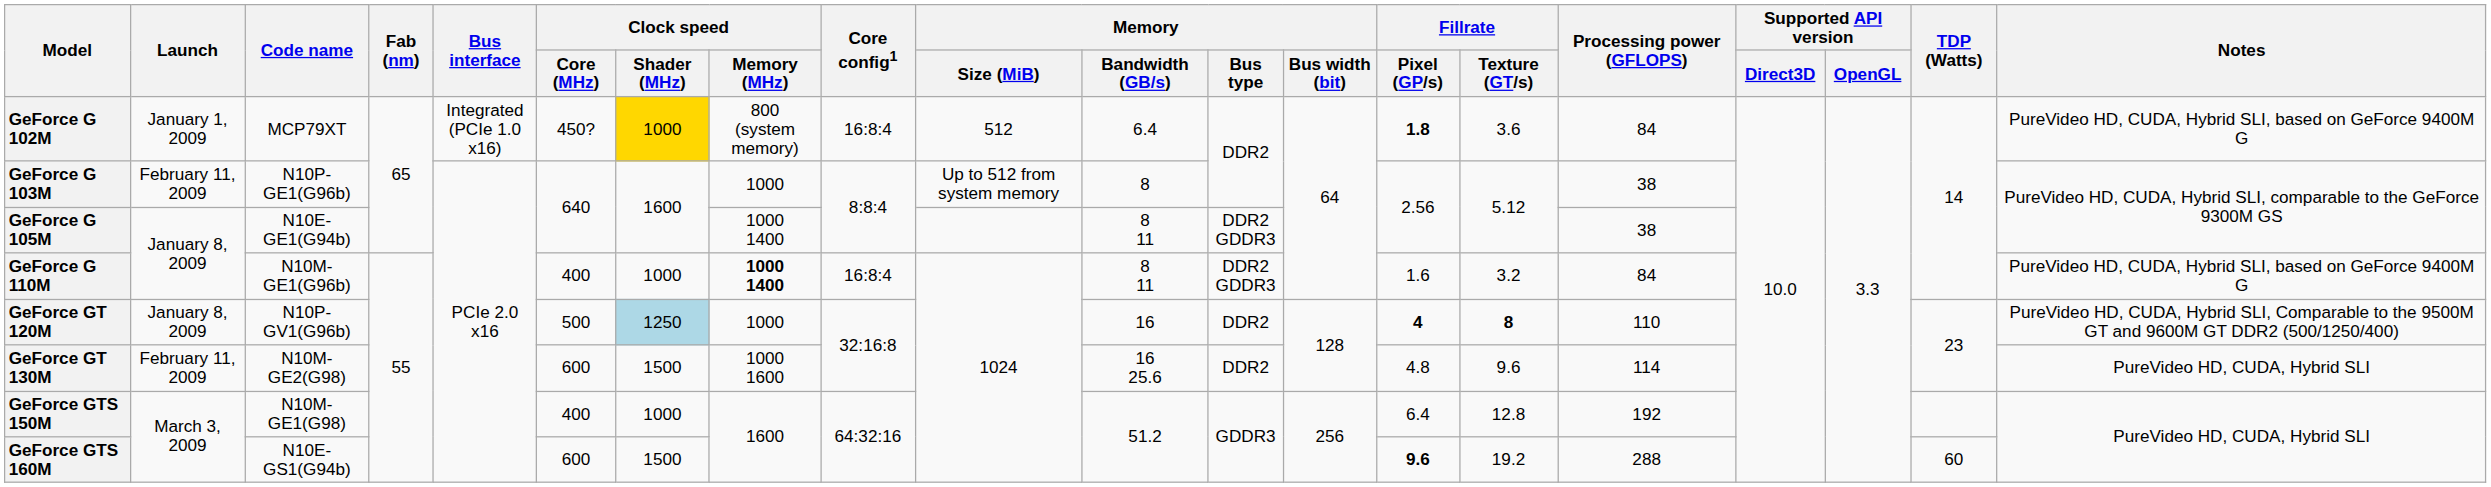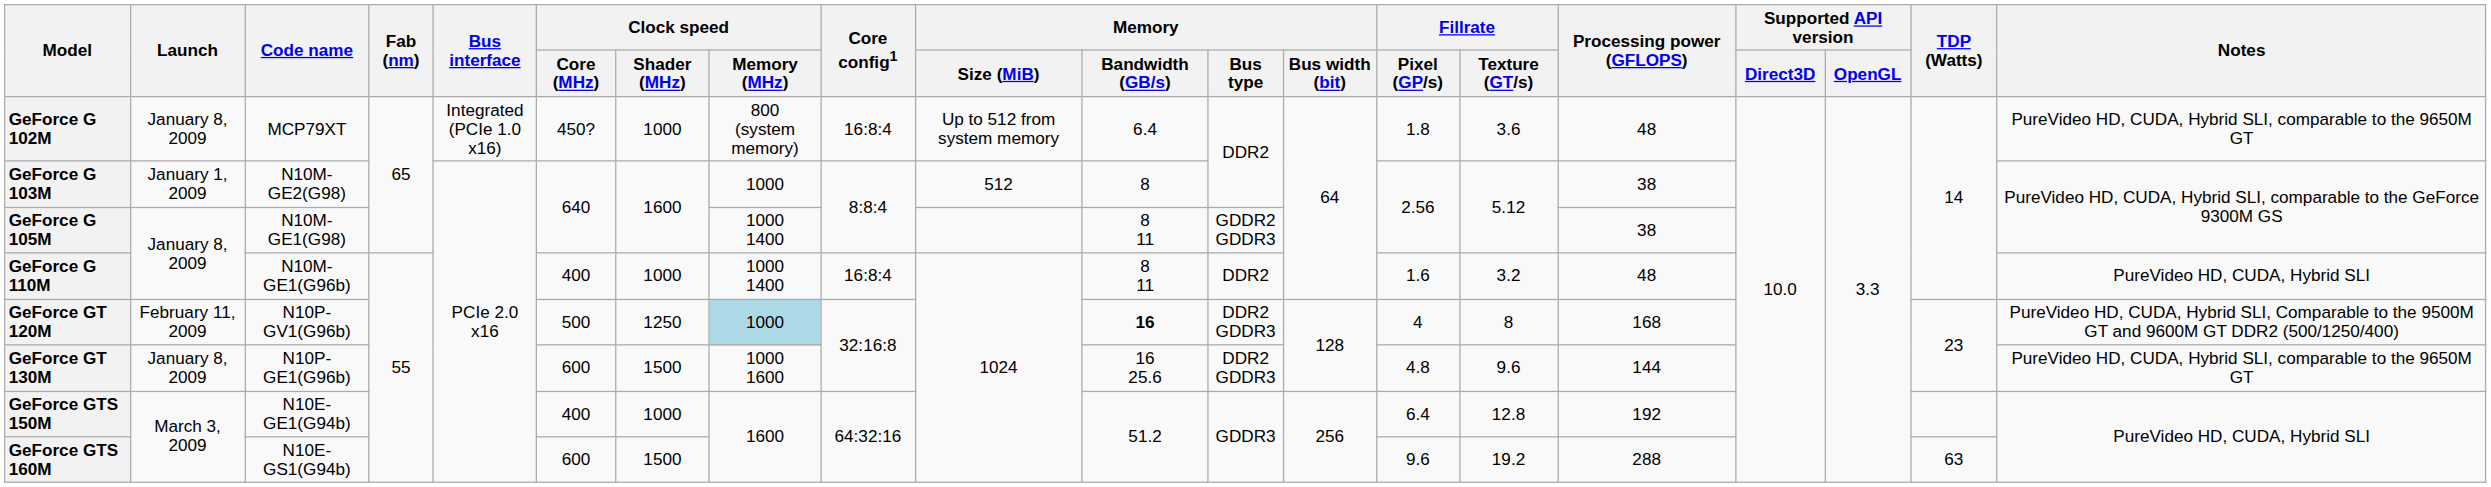(188, 128) January 1, 2009 -> (188, 128) January 8, 2009
(662, 128) gold background -> (662, 128) no background
(999, 128) 512 -> (999, 128) Up to 512 from system memory
(1418, 128) bold -> (1418, 128) normal
(1647, 128) 84 -> (1647, 128) 48
(2242, 128) PureVideo HD, CUDA, Hybrid SLI, based on GeForce 9400M G -> (2242, 128) PureVideo HD, CUDA, Hybrid SLI, comparable to the 9650M GT
(188, 184) February 11, 2009 -> (188, 184) January 1, 2009
(307, 184) N10P-GE1(G96b) -> (307, 184) N10M-GE2(G98)
(999, 184) Up to 512 from system memory -> (999, 184) 512
(307, 230) N10E-GE1(G94b) -> (307, 230) N10M-GE1(G98)
(1246, 230) DDR2 GDDR3 -> (1246, 230) GDDR2 GDDR3
(765, 276) bold -> (765, 276) normal
(1246, 276) DDR2 GDDR3 -> (1246, 276) DDR2
(1647, 276) 84 -> (1647, 276) 48
(2242, 276) PureVideo HD, CUDA, Hybrid SLI, based on GeForce 9400M G -> (2242, 276) PureVideo HD, CUDA, Hybrid SLI
(188, 322) January 8, 2009 -> (188, 322) February 11, 2009
(662, 322) lightblue background -> (662, 322) no background
(765, 322) no background -> (765, 322) lightblue background
(1145, 322) normal -> (1145, 322) bold
(1246, 322) DDR2 -> (1246, 322) DDR2 GDDR3
(1418, 322) bold -> (1418, 322) normal
(1509, 322) bold -> (1509, 322) normal
(1647, 322) 110 -> (1647, 322) 168
(188, 367) February 11, 2009 -> (188, 367) January 8, 2009
(307, 367) N10M-GE2(G98) -> (307, 367) N10P-GE1(G96b)
(1246, 367) DDR2 -> (1246, 367) DDR2 GDDR3
(1647, 367) 114 -> (1647, 367) 144
(2242, 367) PureVideo HD, CUDA, Hybrid SLI -> (2242, 367) PureVideo HD, CUDA, Hybrid SLI, comparable to the 9650M GT
(307, 413) N10M-GE1(G98) -> (307, 413) N10E-GE1(G94b)
(1418, 459) bold -> (1418, 459) normal
(1954, 459) 60 -> (1954, 459) 63
